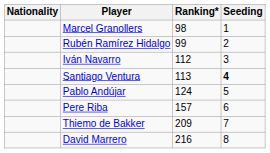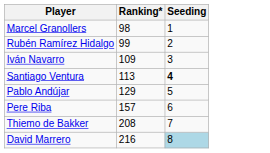- column: (32, 12)
(183, 60) 112 -> (127, 60) 109
(183, 92) 124 -> (127, 92) 129
(183, 124) 209 -> (127, 124) 208
(226, 140) no background -> (170, 140) lightblue background
